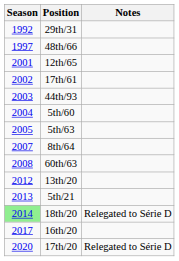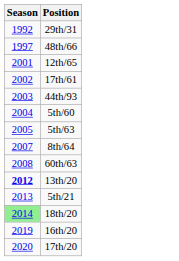- column: (128, 12)
(22, 180) normal -> (22, 180) bold
(22, 230) 2017 -> (22, 230) 2019
